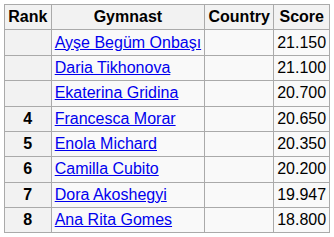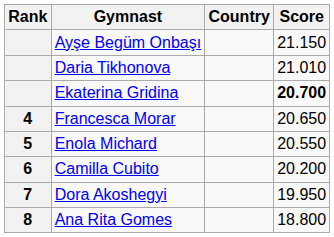(302, 67) 21.100 -> (302, 67) 21.010
(302, 93) normal -> (302, 93) bold
(302, 144) 20.350 -> (302, 144) 20.550
(302, 194) 19.947 -> (302, 194) 19.950
